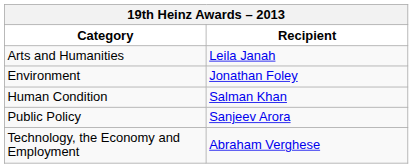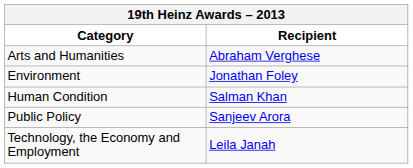(242, 55) Leila Janah -> (265, 55) Abraham Verghese
(265, 145) Abraham Verghese -> (242, 145) Leila Janah
